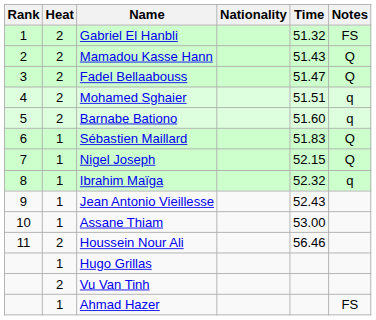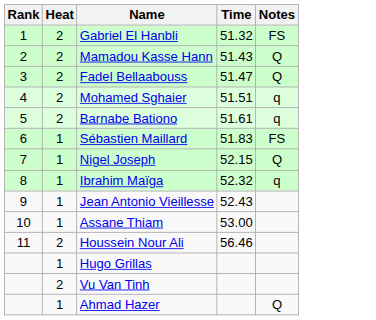- column: (253, 15)
(309, 118) 51.60 -> (236, 118) 51.61
(350, 139) Q -> (277, 139) FS
(350, 305) FS -> (277, 305) Q
